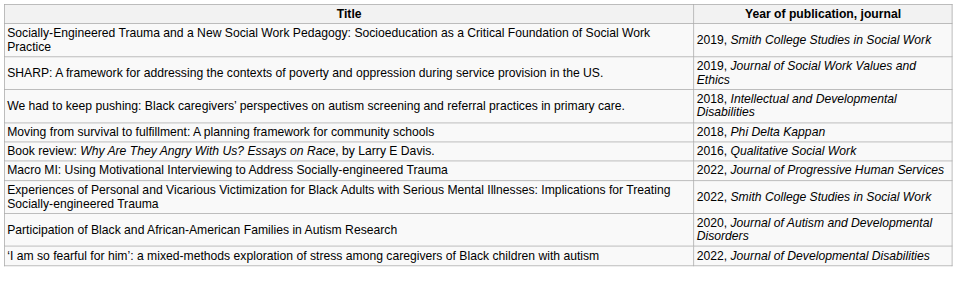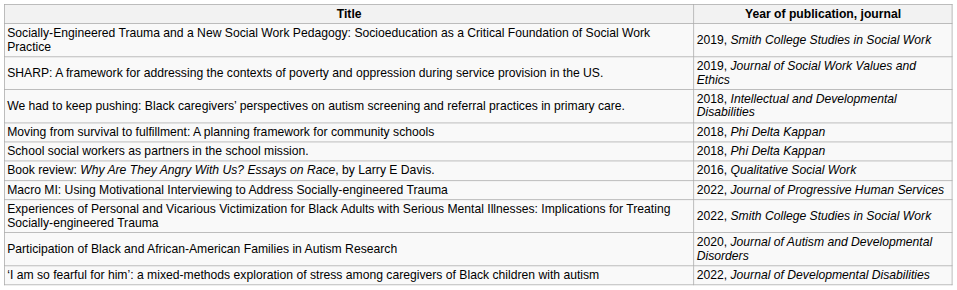+ row: (158, 151)
